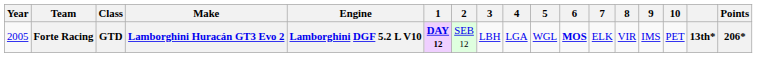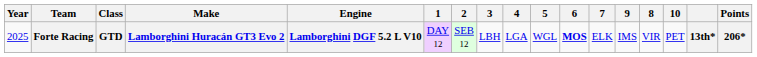columns swapped: (627, 12) <-> (651, 12)
(18, 37) 2005 -> (18, 37) 2025
(438, 37) bold -> (438, 36) normal
